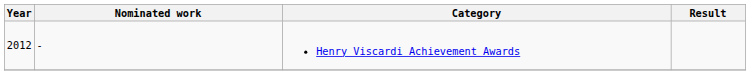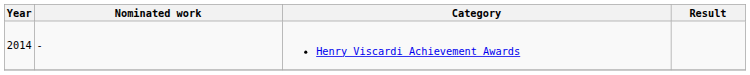(19, 46) 2012 -> (19, 46) 2014
